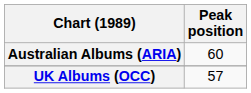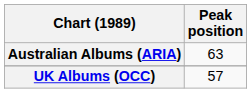(216, 54) 60 -> (216, 54) 63
